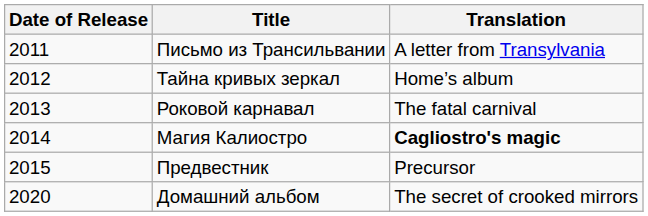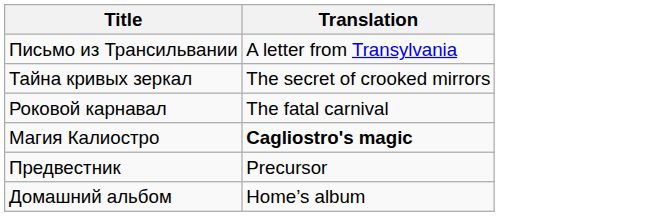- column: (79, 20)
(454, 79) Home’s album -> (368, 79) The secret of crooked mirrors
(516, 197) The secret of crooked mirrors -> (306, 197) Home’s album
